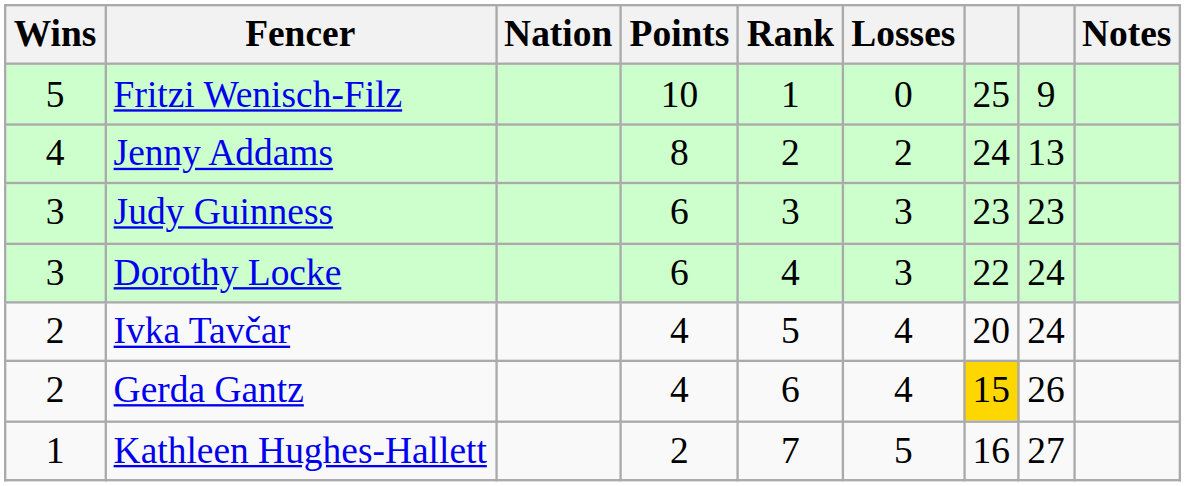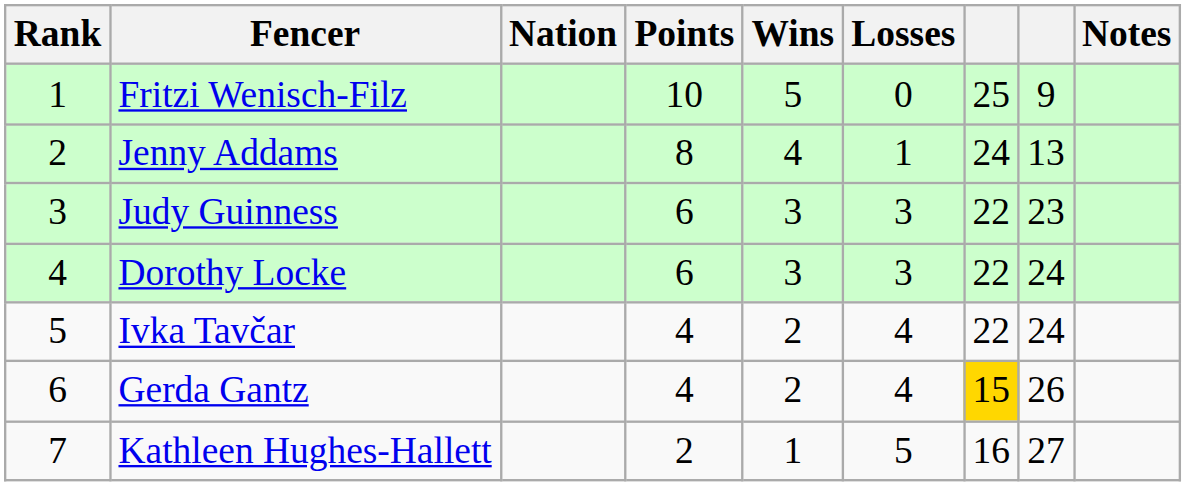columns swapped: (790, 34) <-> (55, 34)
(903, 152) 2 -> (903, 152) 1
(991, 212) 23 -> (991, 212) 22
(991, 331) 20 -> (991, 331) 22
